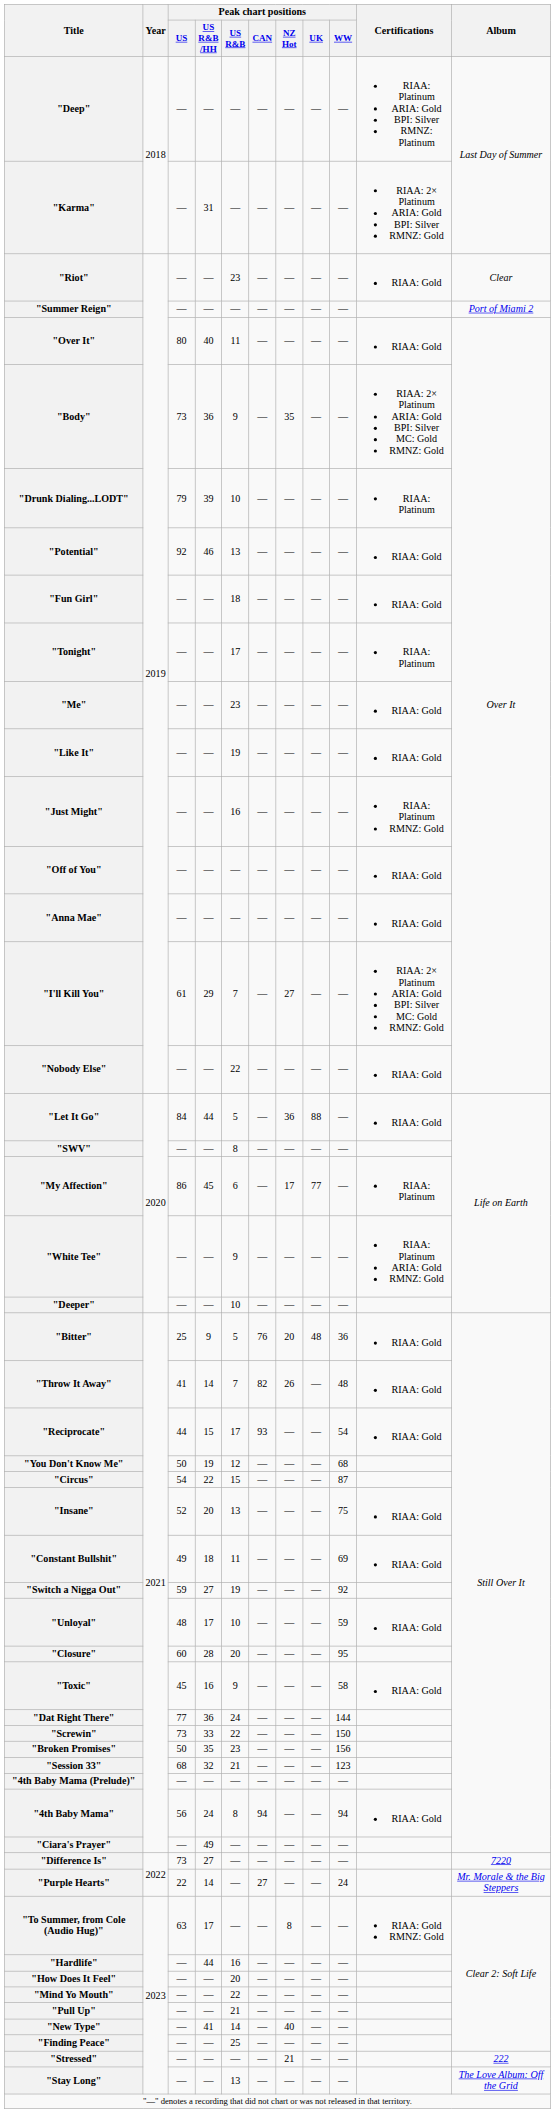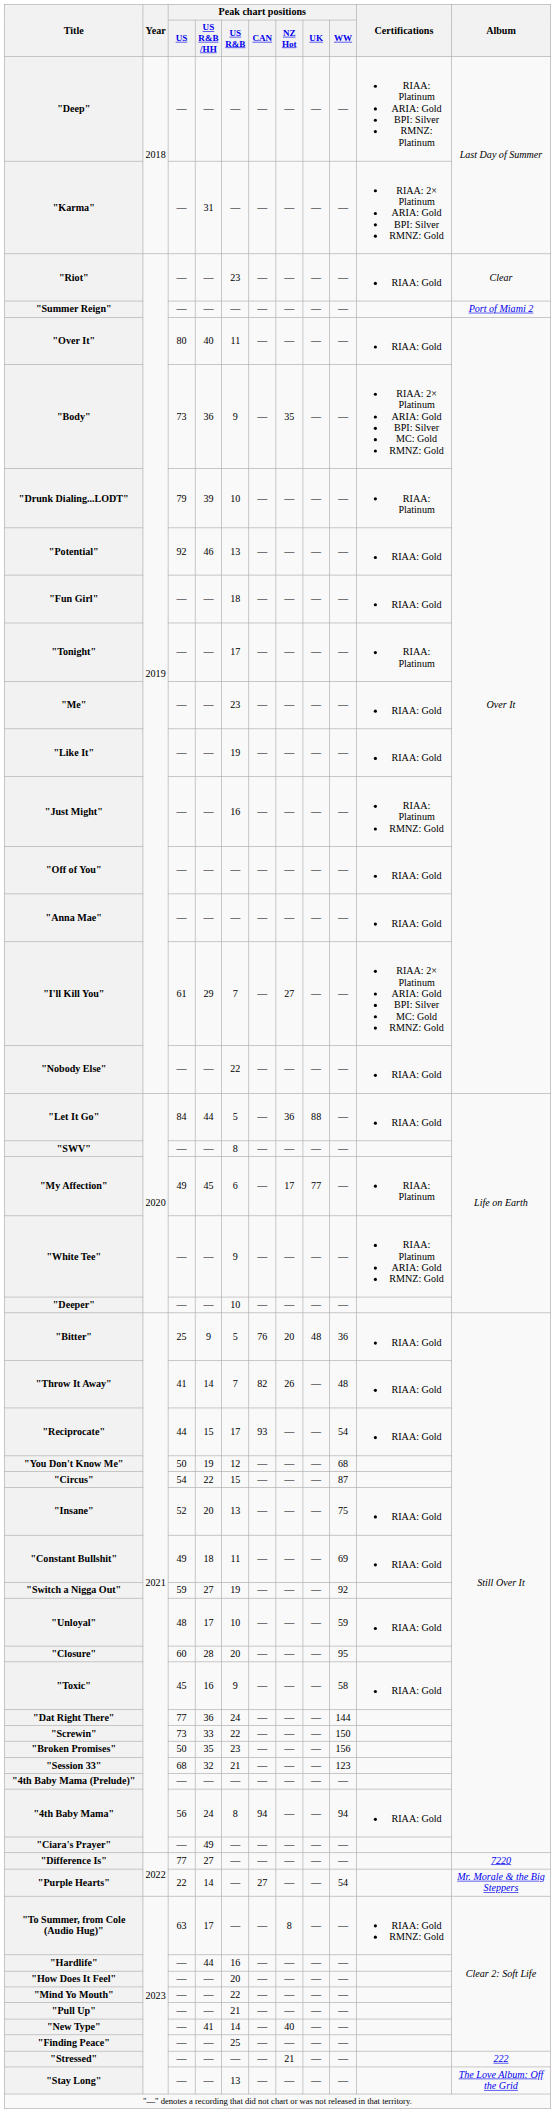(181, 1186) 86 -> (181, 1186) 49
(181, 1860) 73 -> (181, 1860) 77
(343, 1882) 24 -> (343, 1882) 54
